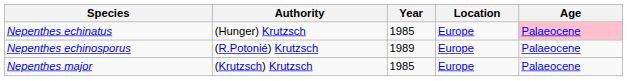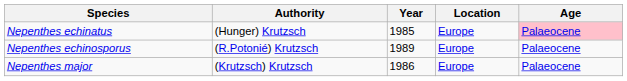(402, 66) 1985 -> (402, 66) 1986
